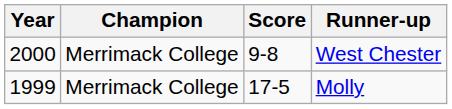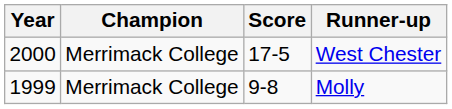(263, 53) 9-8 -> (269, 53) 17-5
(269, 86) 17-5 -> (263, 86) 9-8
